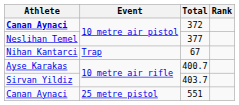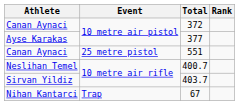(37, 25) bold -> (37, 25) normal
(42, 39) Neslihan Temel -> (37, 39) Ayse Karakas
rows swapped: (195, 94) <-> (195, 53)
(37, 66) Ayse Karakas -> (42, 66) Neslihan Temel
